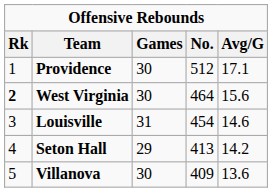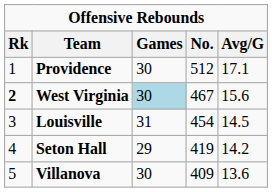(144, 96) no background -> (144, 96) lightblue background
(202, 96) 464 -> (202, 96) 467
(235, 122) 14.6 -> (235, 122) 14.5
(202, 148) 413 -> (202, 148) 419
